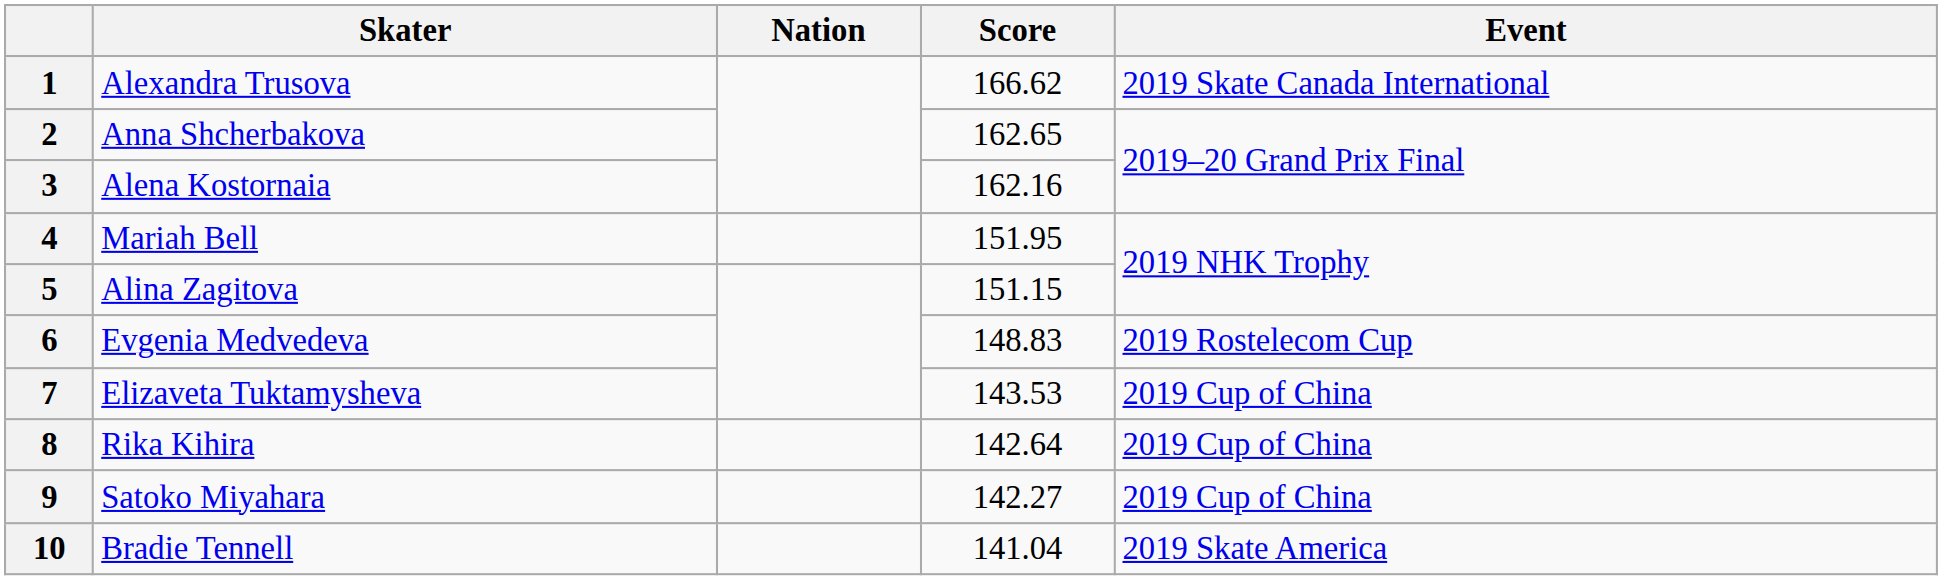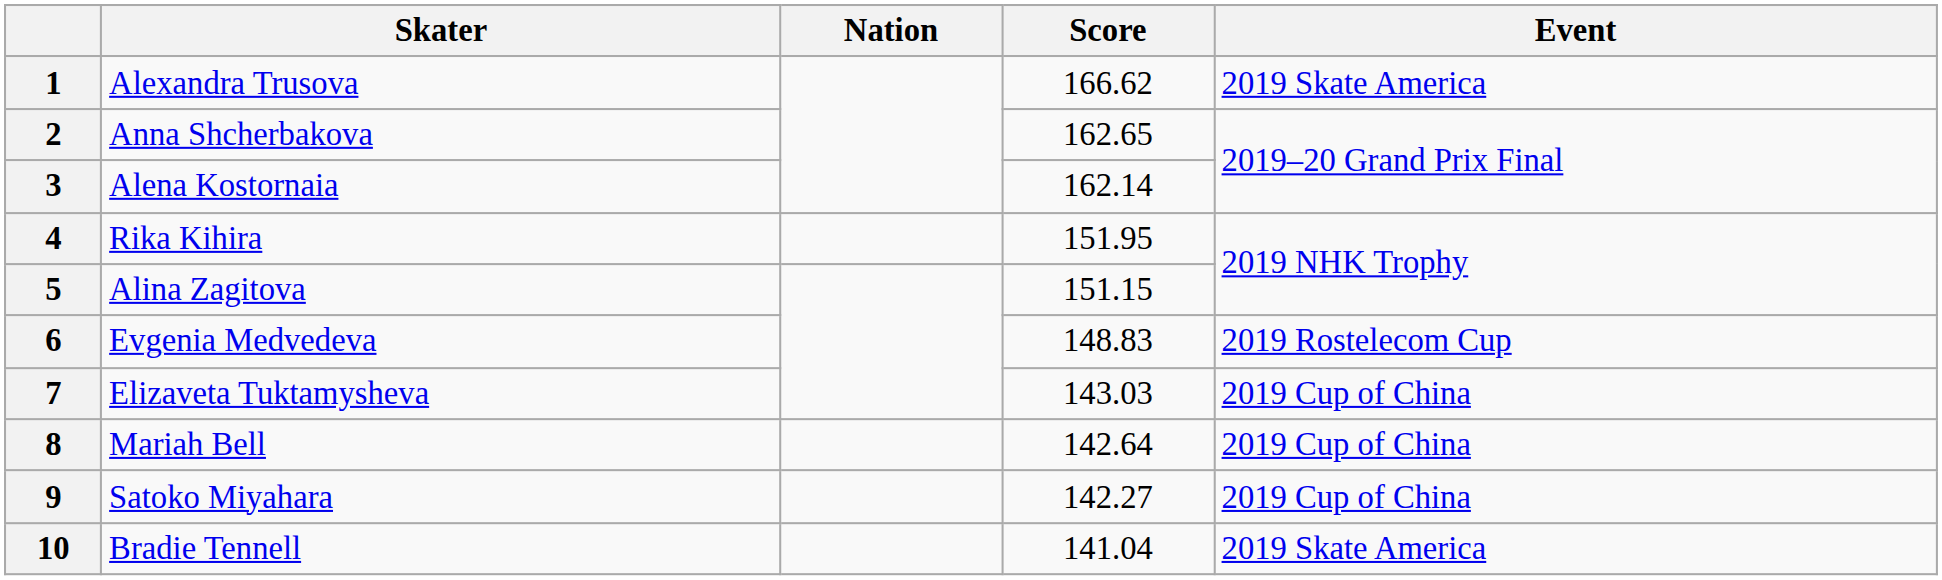(1336, 82) 2019 Skate Canada International -> (1354, 82) 2019 Skate America
(1018, 185) 162.16 -> (1108, 185) 162.14
(180, 237) Mariah Bell -> (186, 237) Rika Kihira
(1018, 392) 143.53 -> (1108, 392) 143.03
(178, 444) Rika Kihira -> (188, 444) Mariah Bell
